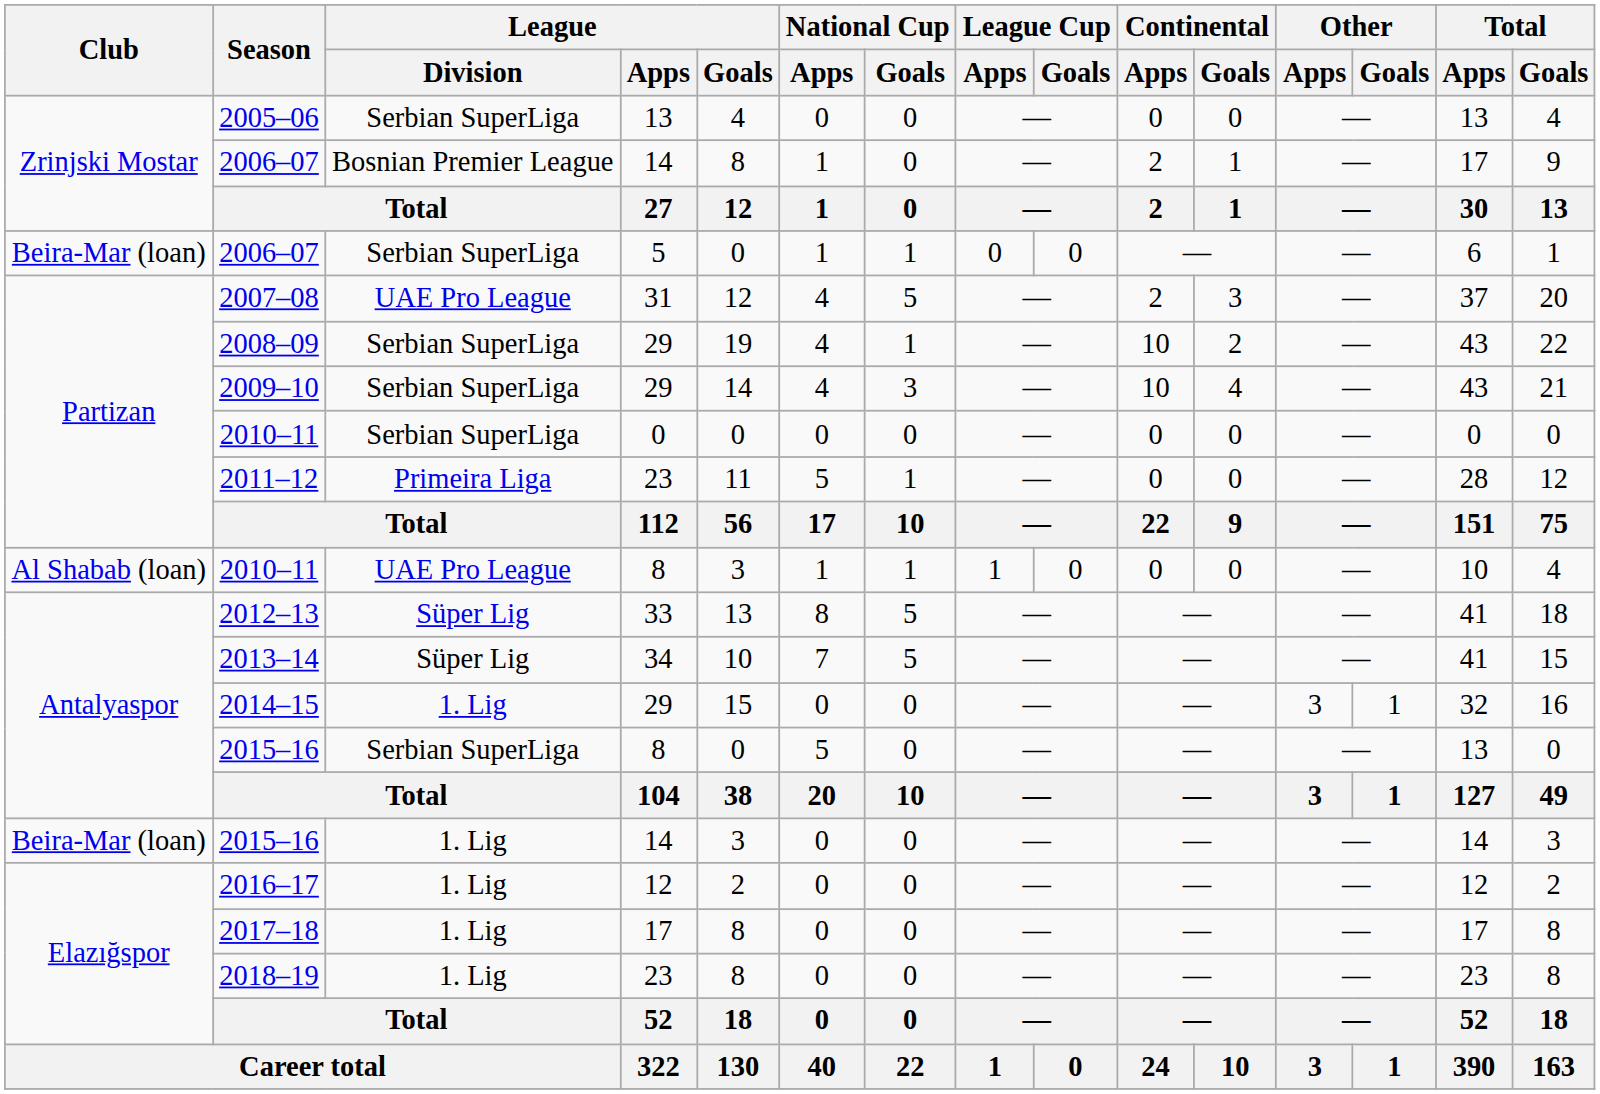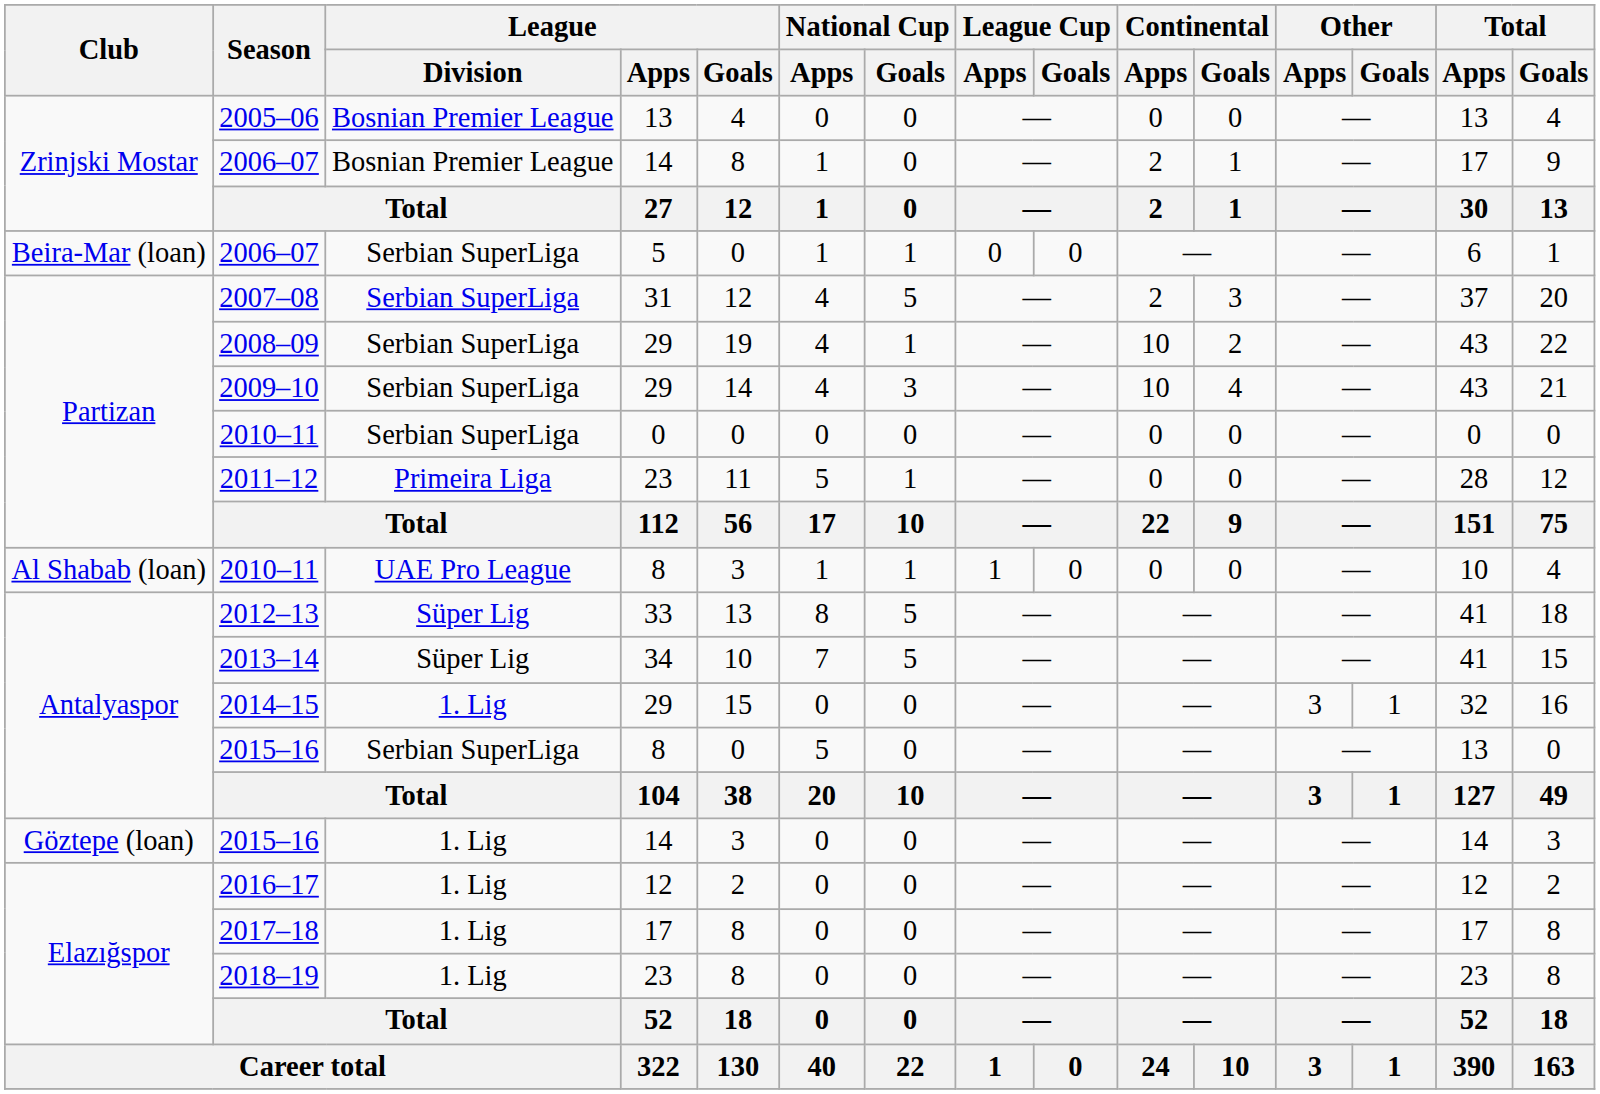(473, 117) Serbian SuperLiga -> (473, 117) Bosnian Premier League
(473, 298) UAE Pro League -> (473, 298) Serbian SuperLiga
(109, 840) Beira-Mar (loan) -> (109, 840) Göztepe (loan)
